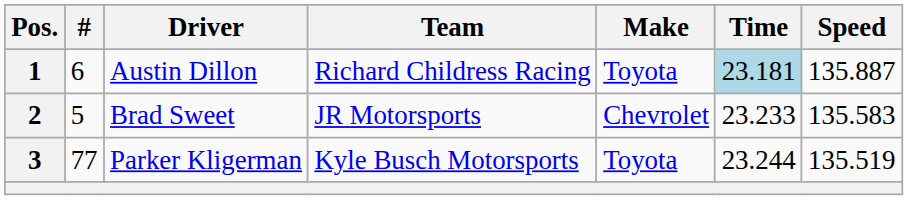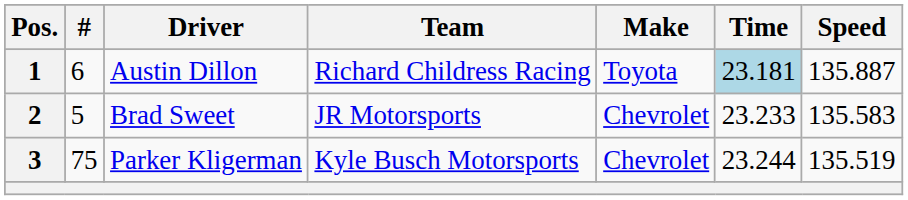(84, 159) 77 -> (84, 159) 75
(640, 159) Toyota -> (656, 159) Chevrolet
